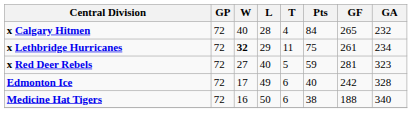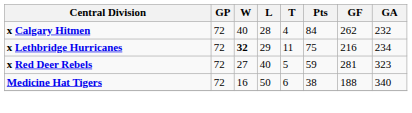(348, 30) 265 -> (348, 30) 262
(348, 47) 261 -> (348, 47) 216
- row: (40, 82)
